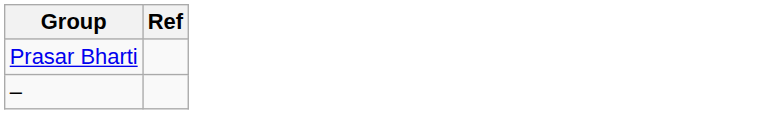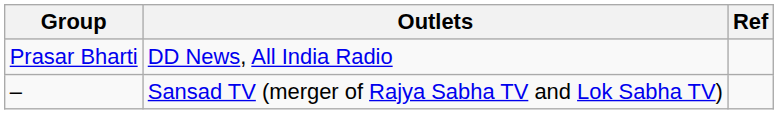+ column: (435, 21)
